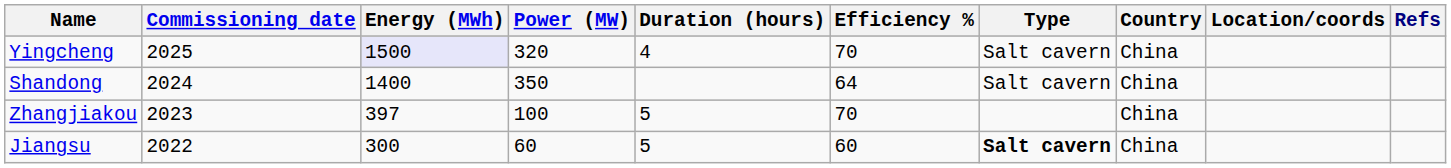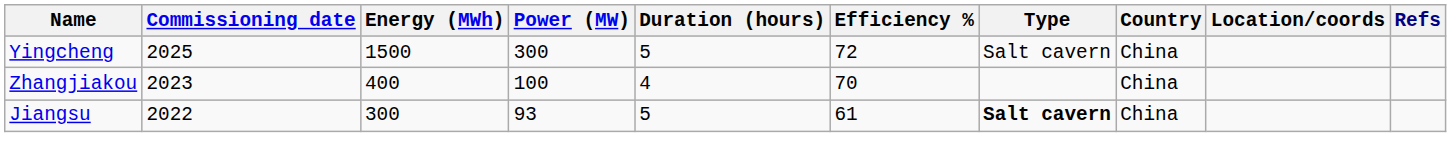(388, 52) lavender background -> (388, 52) no background
(531, 52) 320 -> (531, 52) 300
(645, 52) 4 -> (645, 52) 5
(846, 52) 70 -> (846, 52) 72
- row: (56, 84)
(382, 115) 397 -> (382, 84) 400
(645, 115) 5 -> (645, 84) 4
(525, 147) 60 -> (525, 115) 93
(846, 147) 60 -> (846, 115) 61
